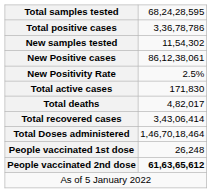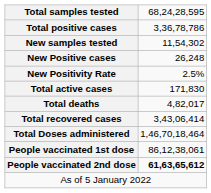(176, 58) 86,12,38,061 -> (190, 58) 26,248
(190, 149) 26,248 -> (176, 149) 86,12,38,061
